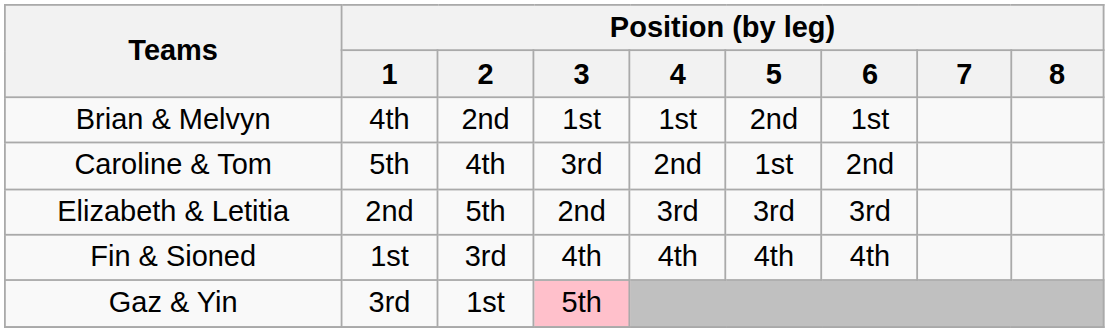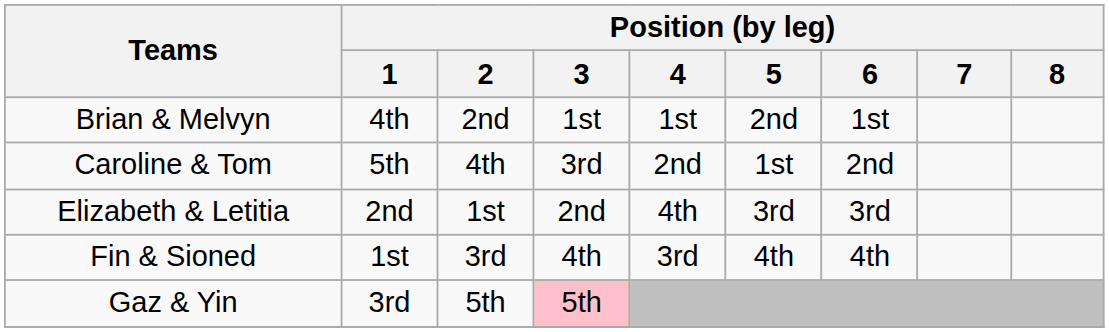(486, 211) 5th -> (486, 211) 1st
(678, 211) 3rd -> (678, 211) 4th
(678, 257) 4th -> (678, 257) 3rd
(486, 303) 1st -> (486, 303) 5th
